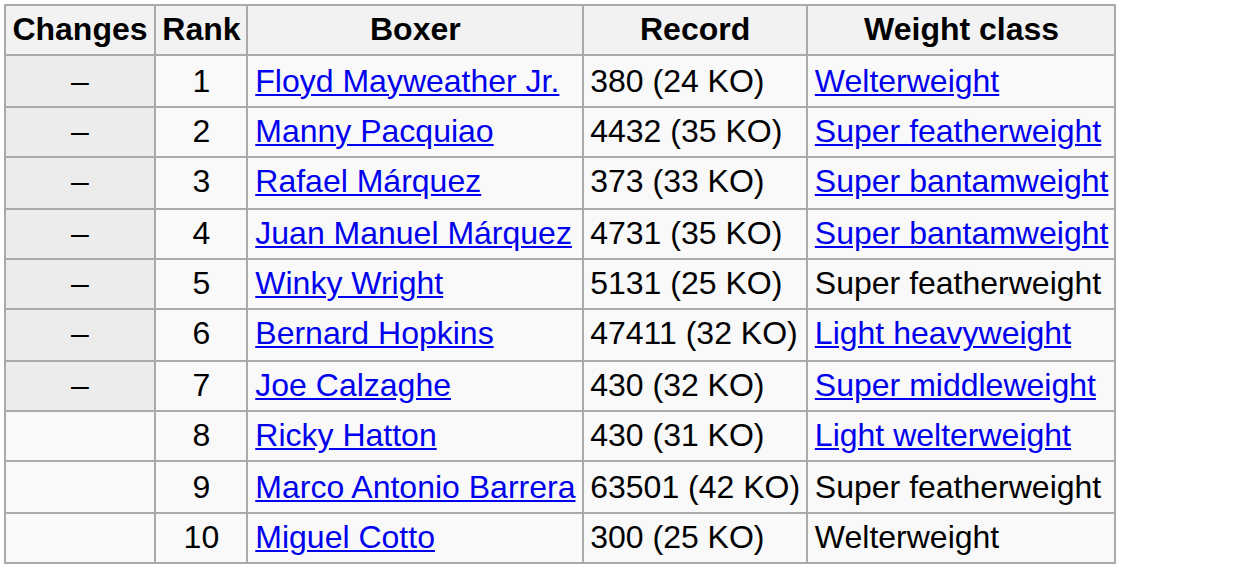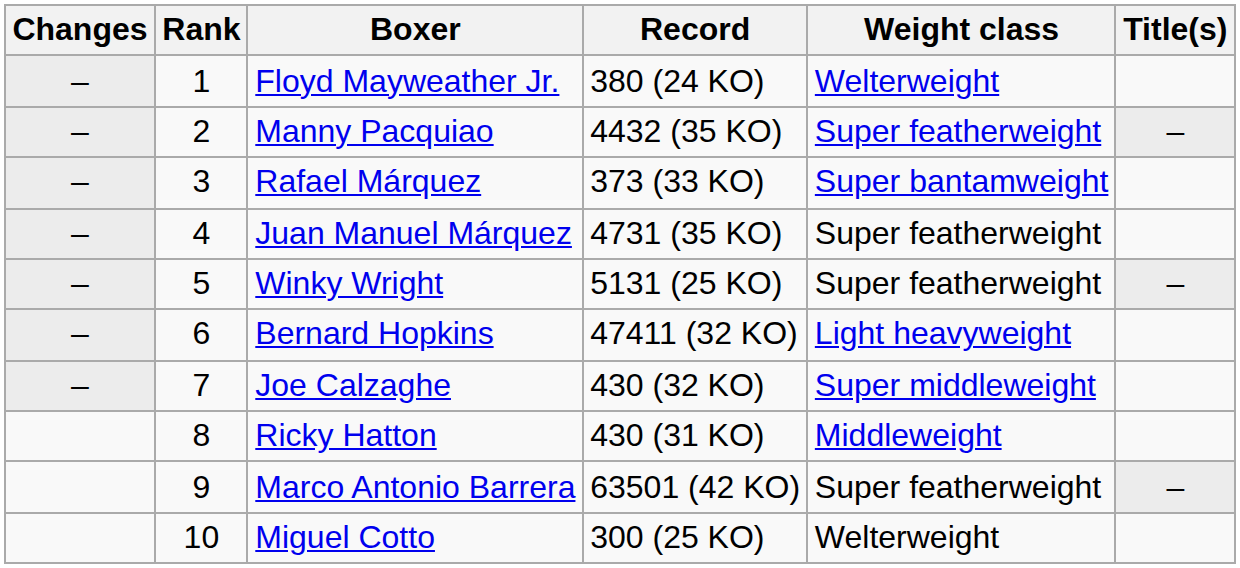+ column: (1175, 29)
(962, 232) Super bantamweight -> (958, 232) Super featherweight
(943, 435) Light welterweight -> (908, 435) Middleweight
